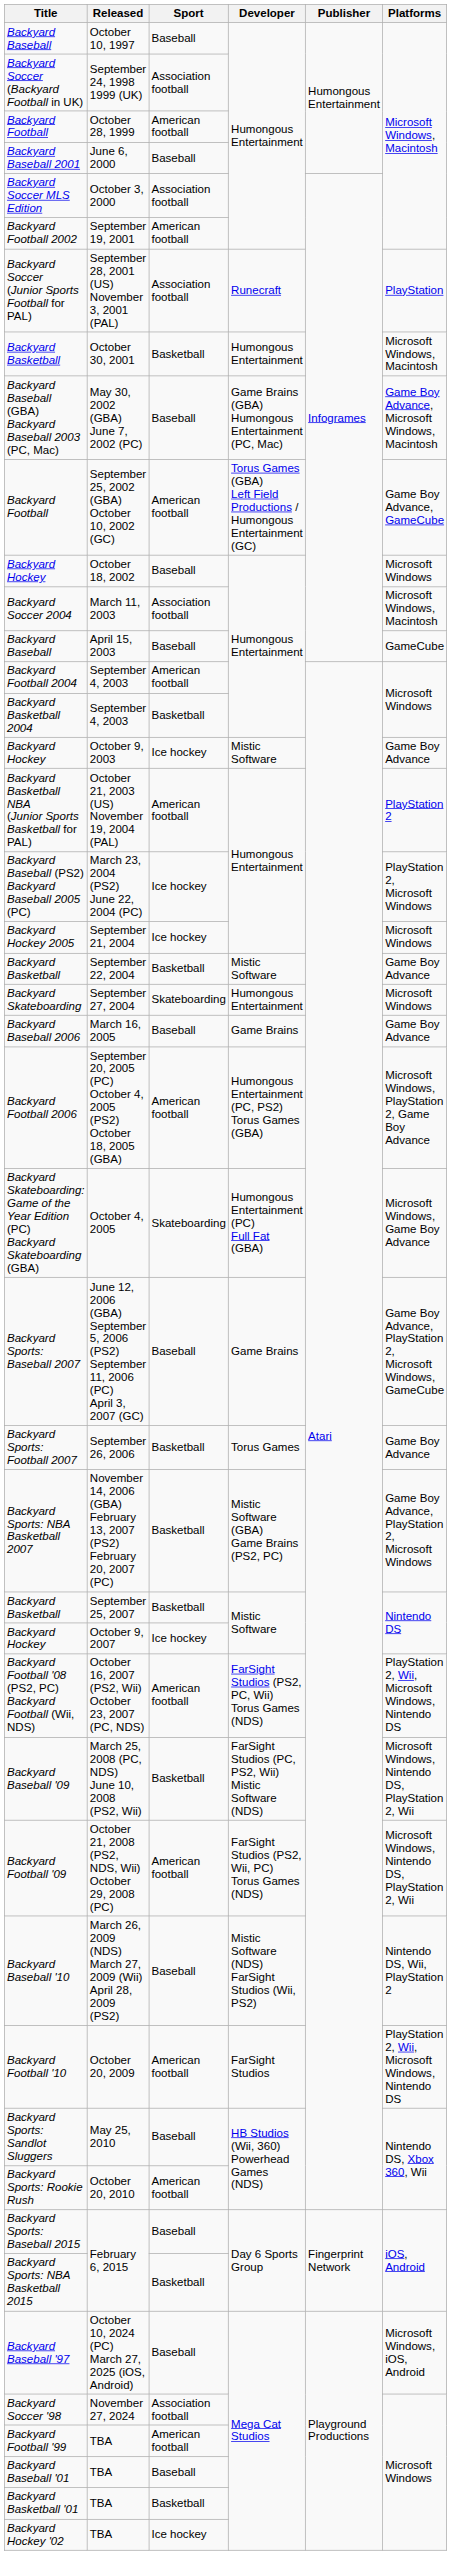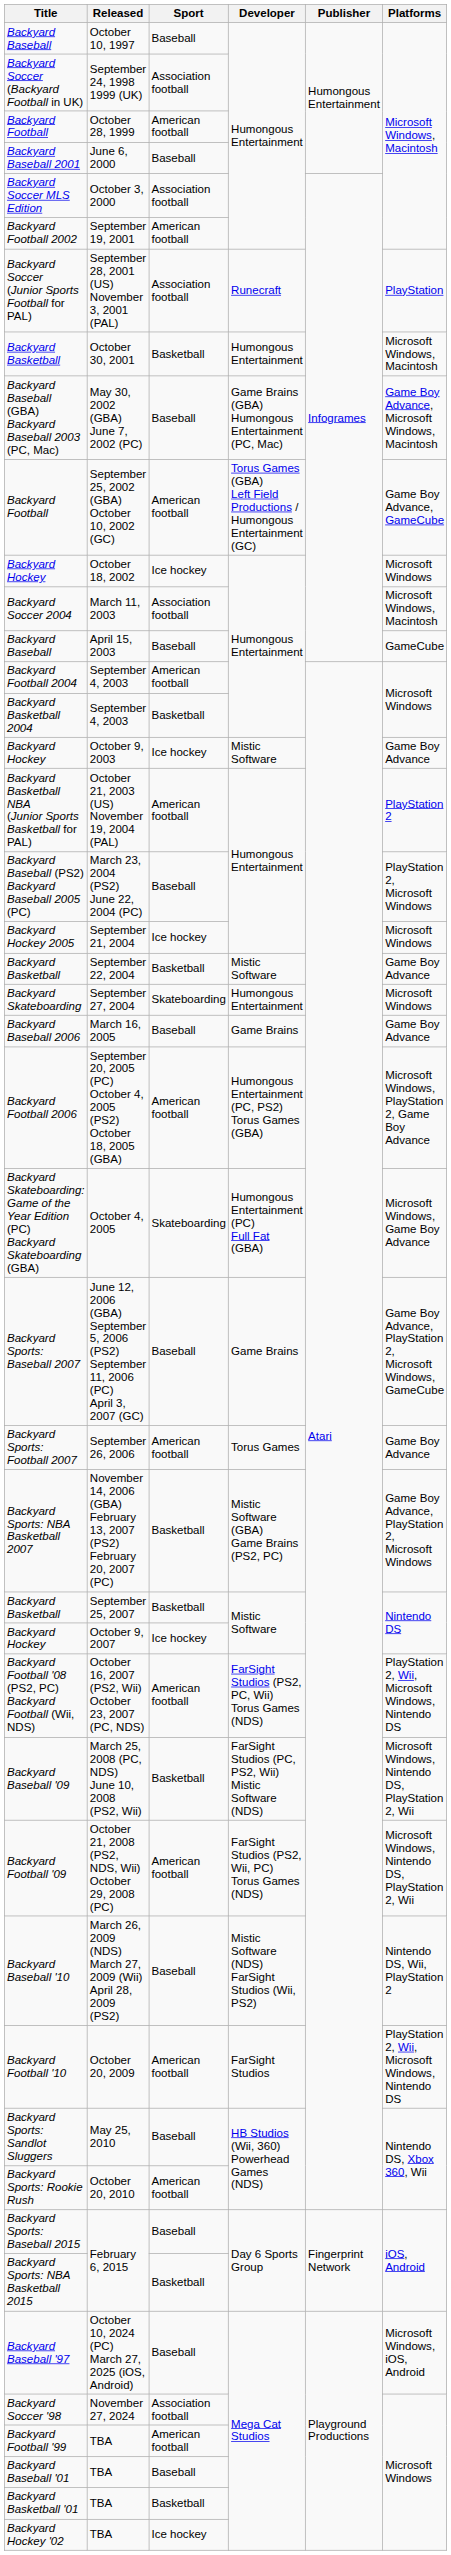(174, 571) Baseball -> (179, 571) Ice hockey
(179, 886) Ice hockey -> (174, 886) Baseball
(178, 1447) Basketball -> (176, 1447) American football
